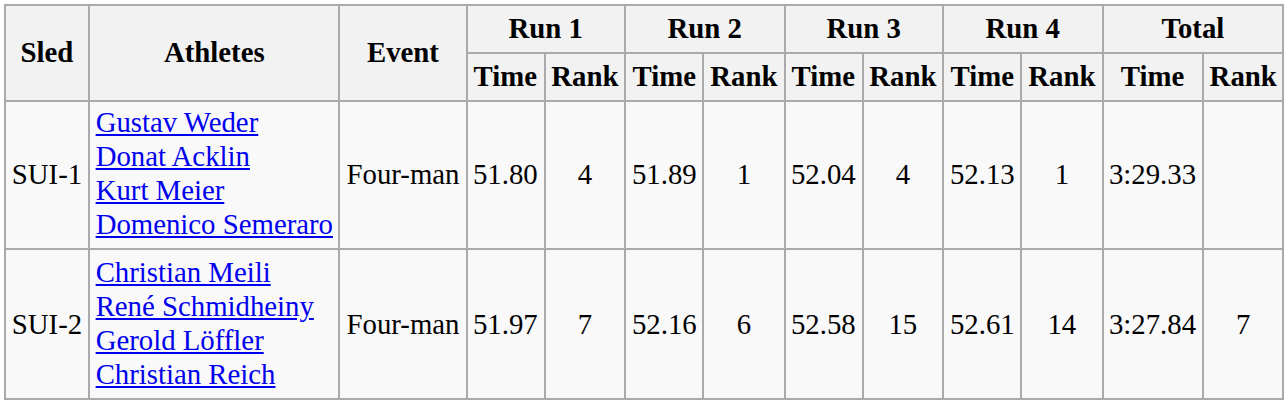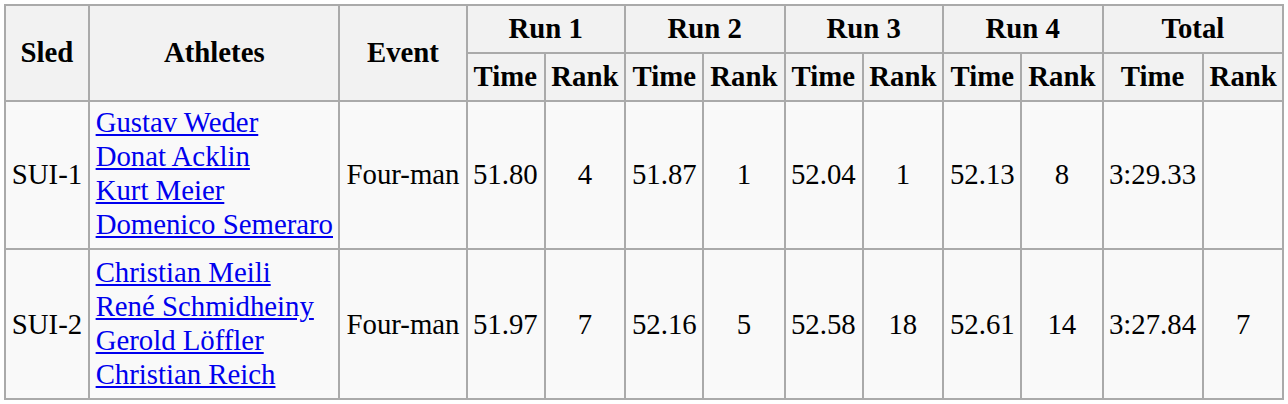(664, 174) 51.89 -> (664, 174) 51.87
(903, 174) 4 -> (903, 174) 1
(1062, 174) 1 -> (1062, 174) 8
(744, 324) 6 -> (744, 324) 5
(903, 324) 15 -> (903, 324) 18
